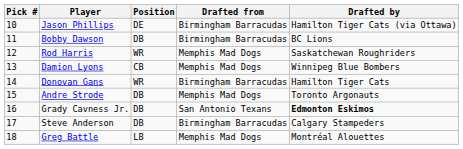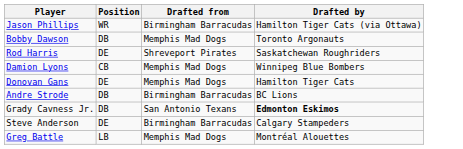- column: (22, 11)
(139, 25) DE -> (103, 25) WR
(233, 39) Birmingham Barracudas -> (185, 39) Memphis Mad Dogs
(312, 39) BC Lions -> (300, 39) Toronto Argonauts
(139, 53) WR -> (103, 53) DE
(220, 53) Memphis Mad Dogs -> (190, 53) Shreveport Pirates
(139, 81) WR -> (103, 81) DE
(233, 81) Birmingham Barracudas -> (185, 81) Memphis Mad Dogs
(220, 95) Memphis Mad Dogs -> (198, 95) Birmingham Barracudas
(335, 95) Toronto Argonauts -> (277, 95) BC Lions
(139, 123) DB -> (103, 123) DE
